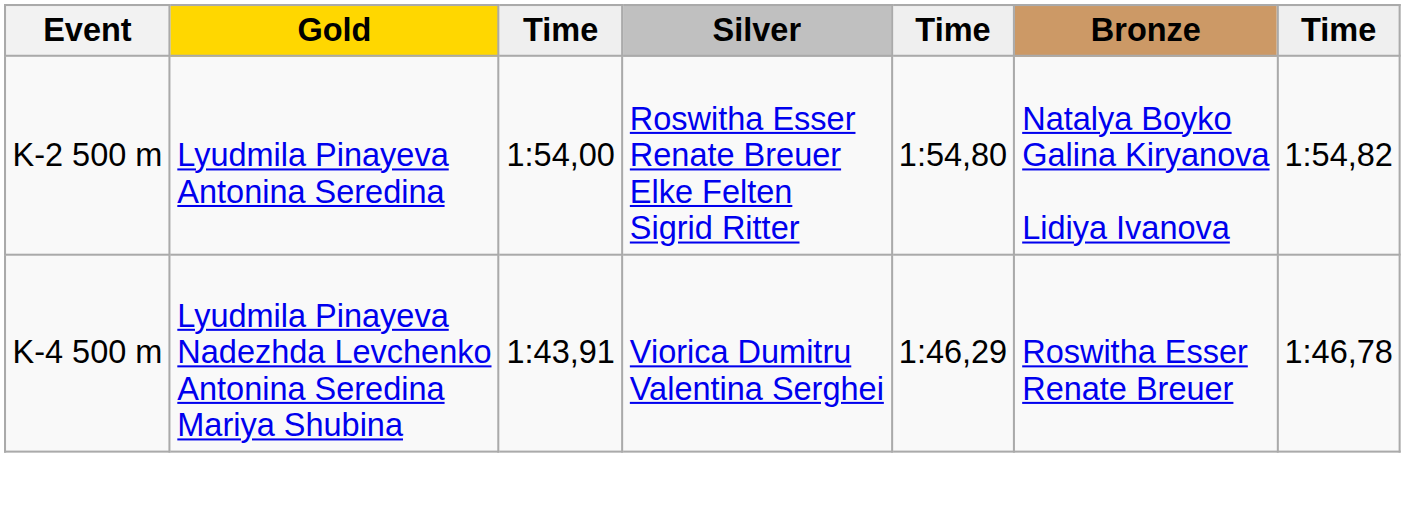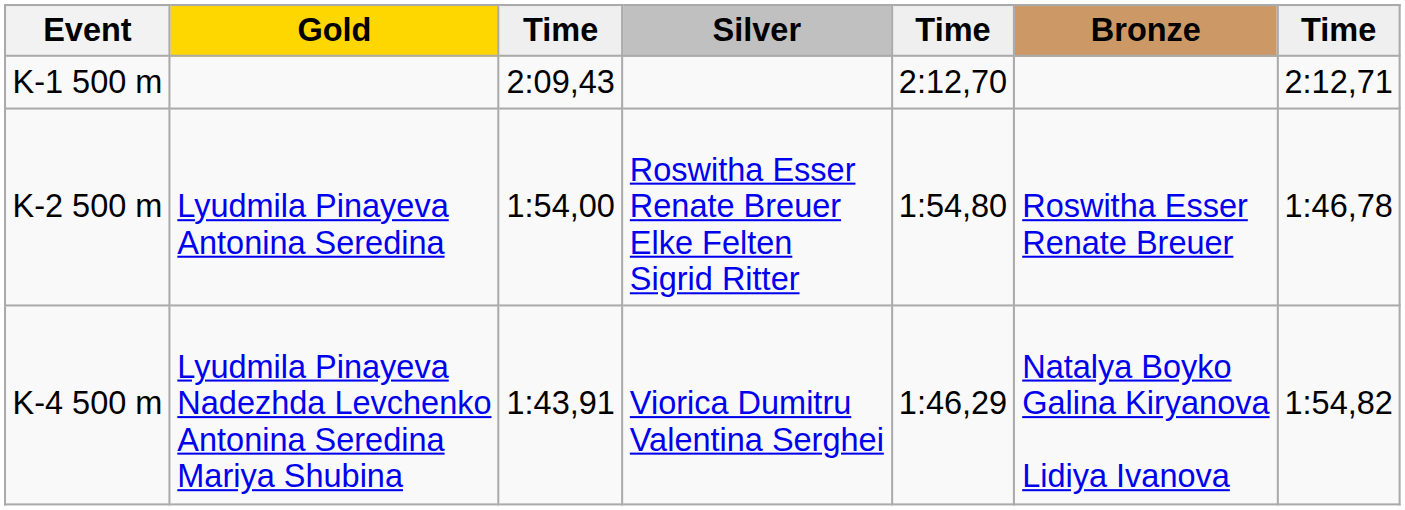+ row: (87, 81)
(1146, 173) Natalya Boyko Galina Kiryanova Lidiya Ivanova -> (1135, 224) Roswitha Esser Renate Breuer
(1339, 154) 1:54,82 -> (1339, 206) 1:46,78
(1135, 370) Roswitha Esser Renate Breuer -> (1146, 422) Natalya Boyko Galina Kiryanova Lidiya Ivanova
(1339, 352) 1:46,78 -> (1339, 404) 1:54,82
